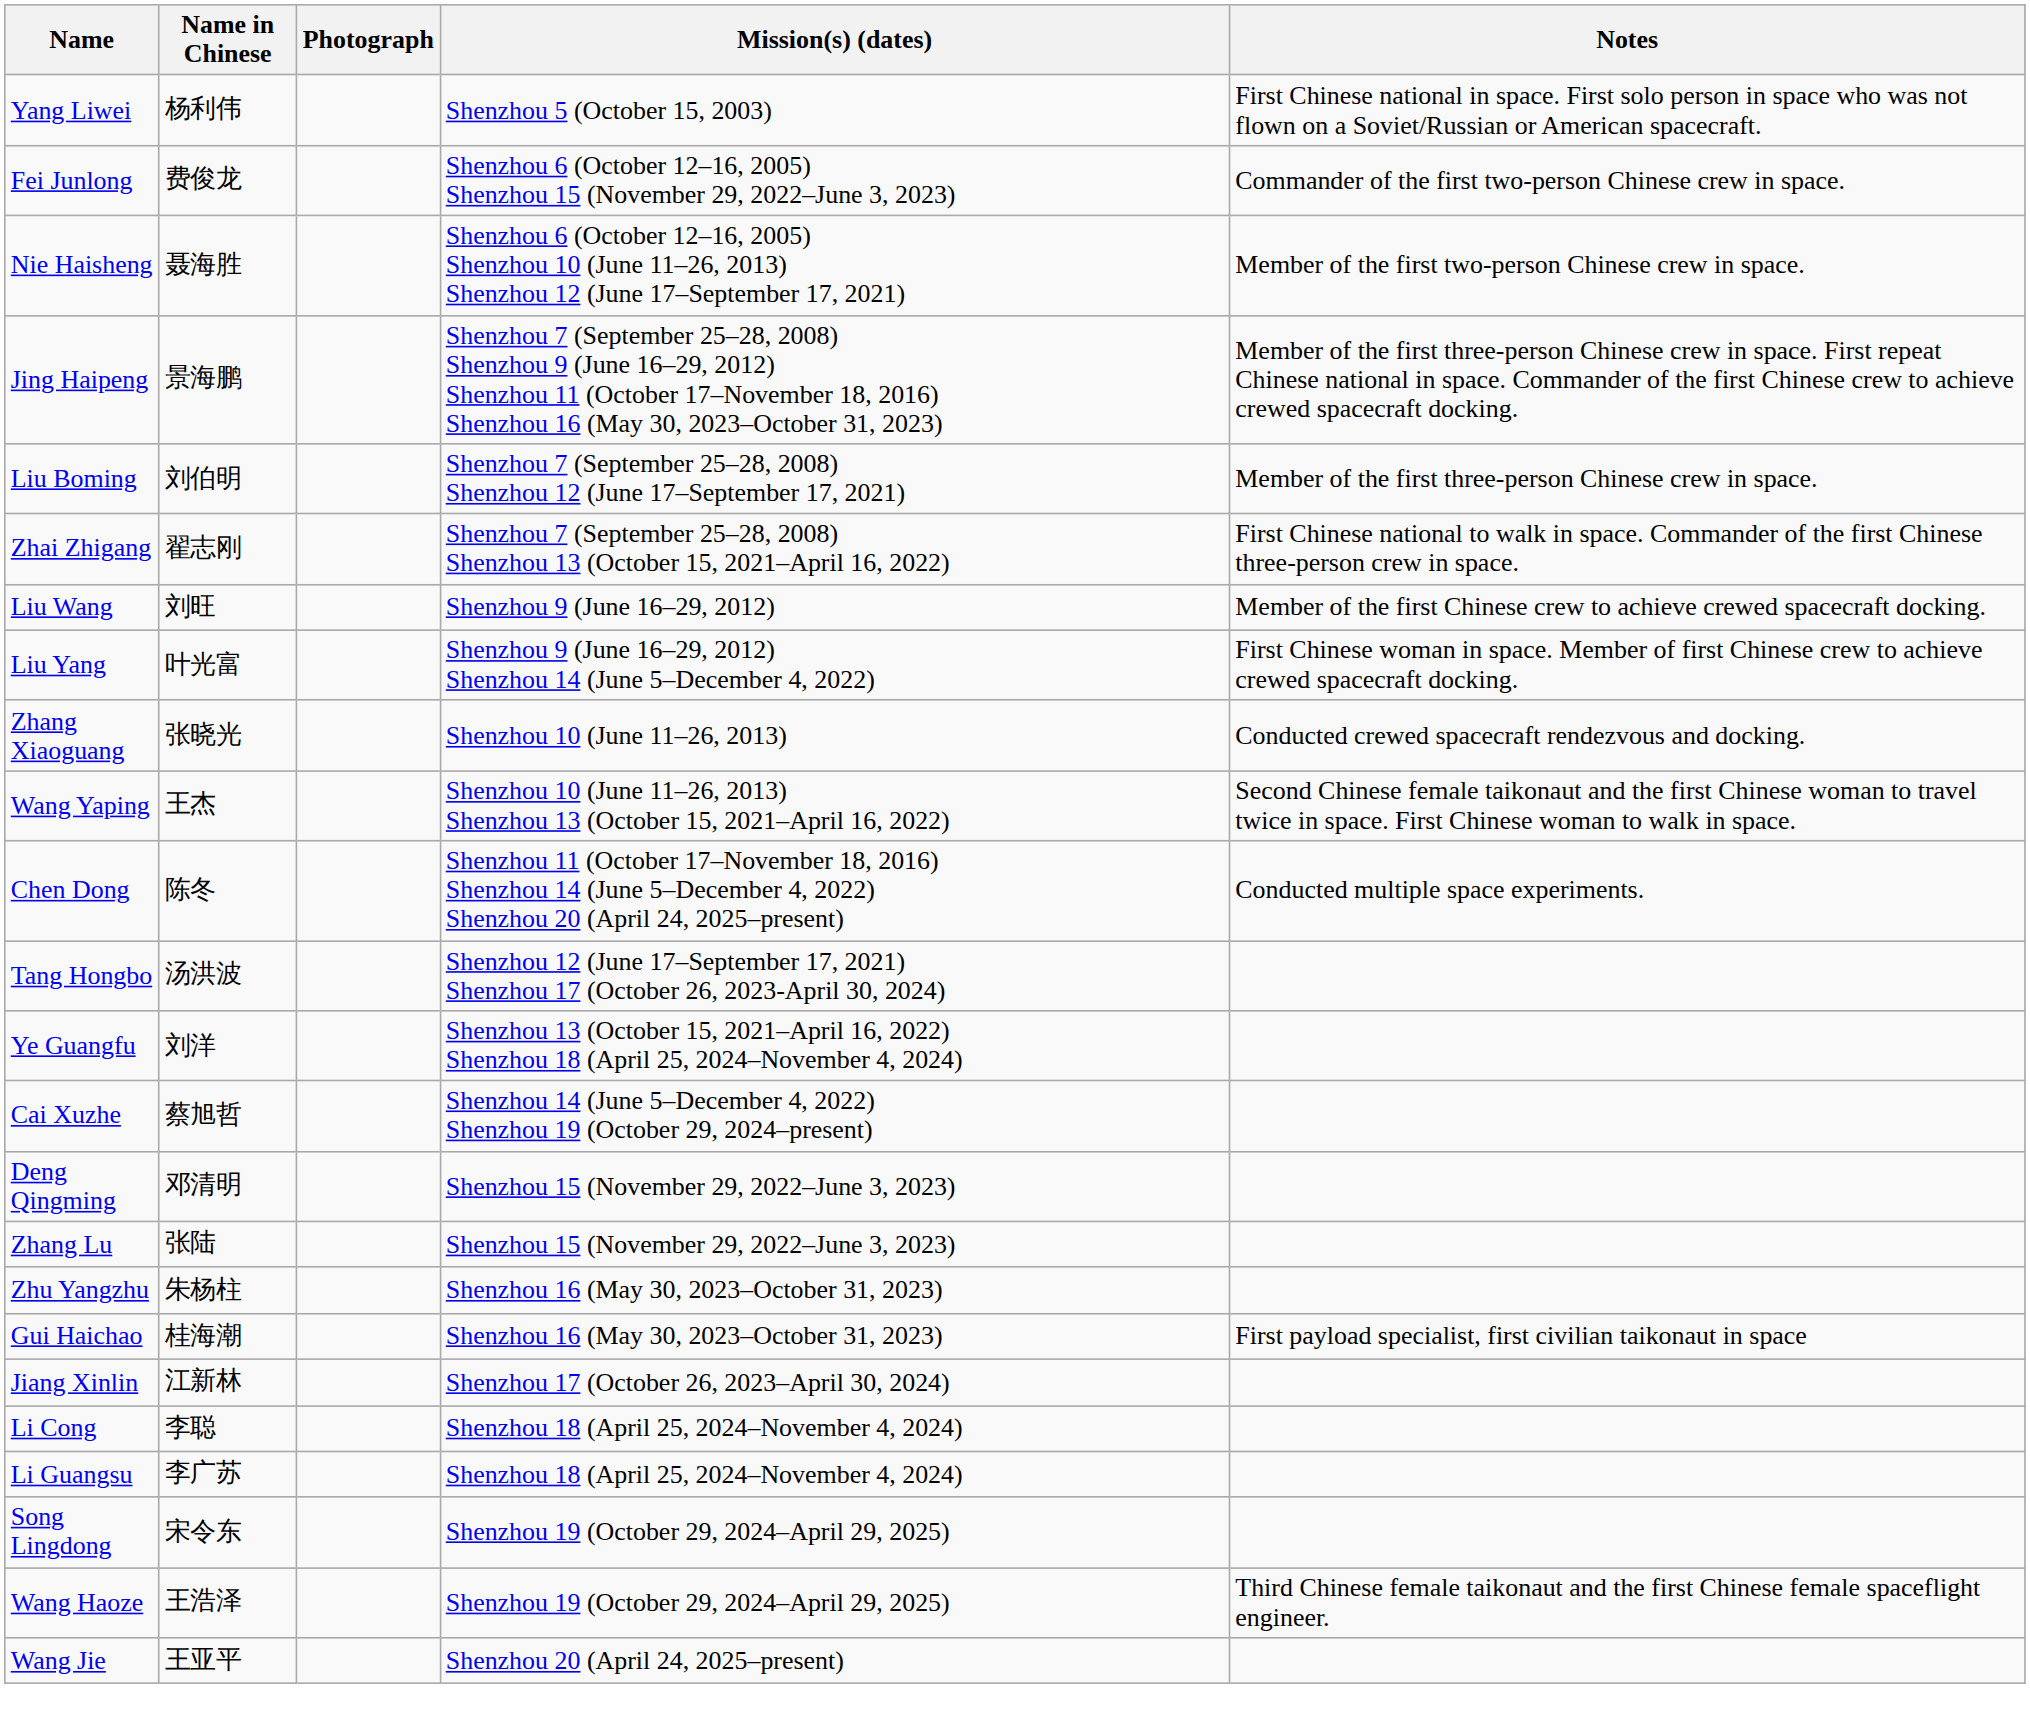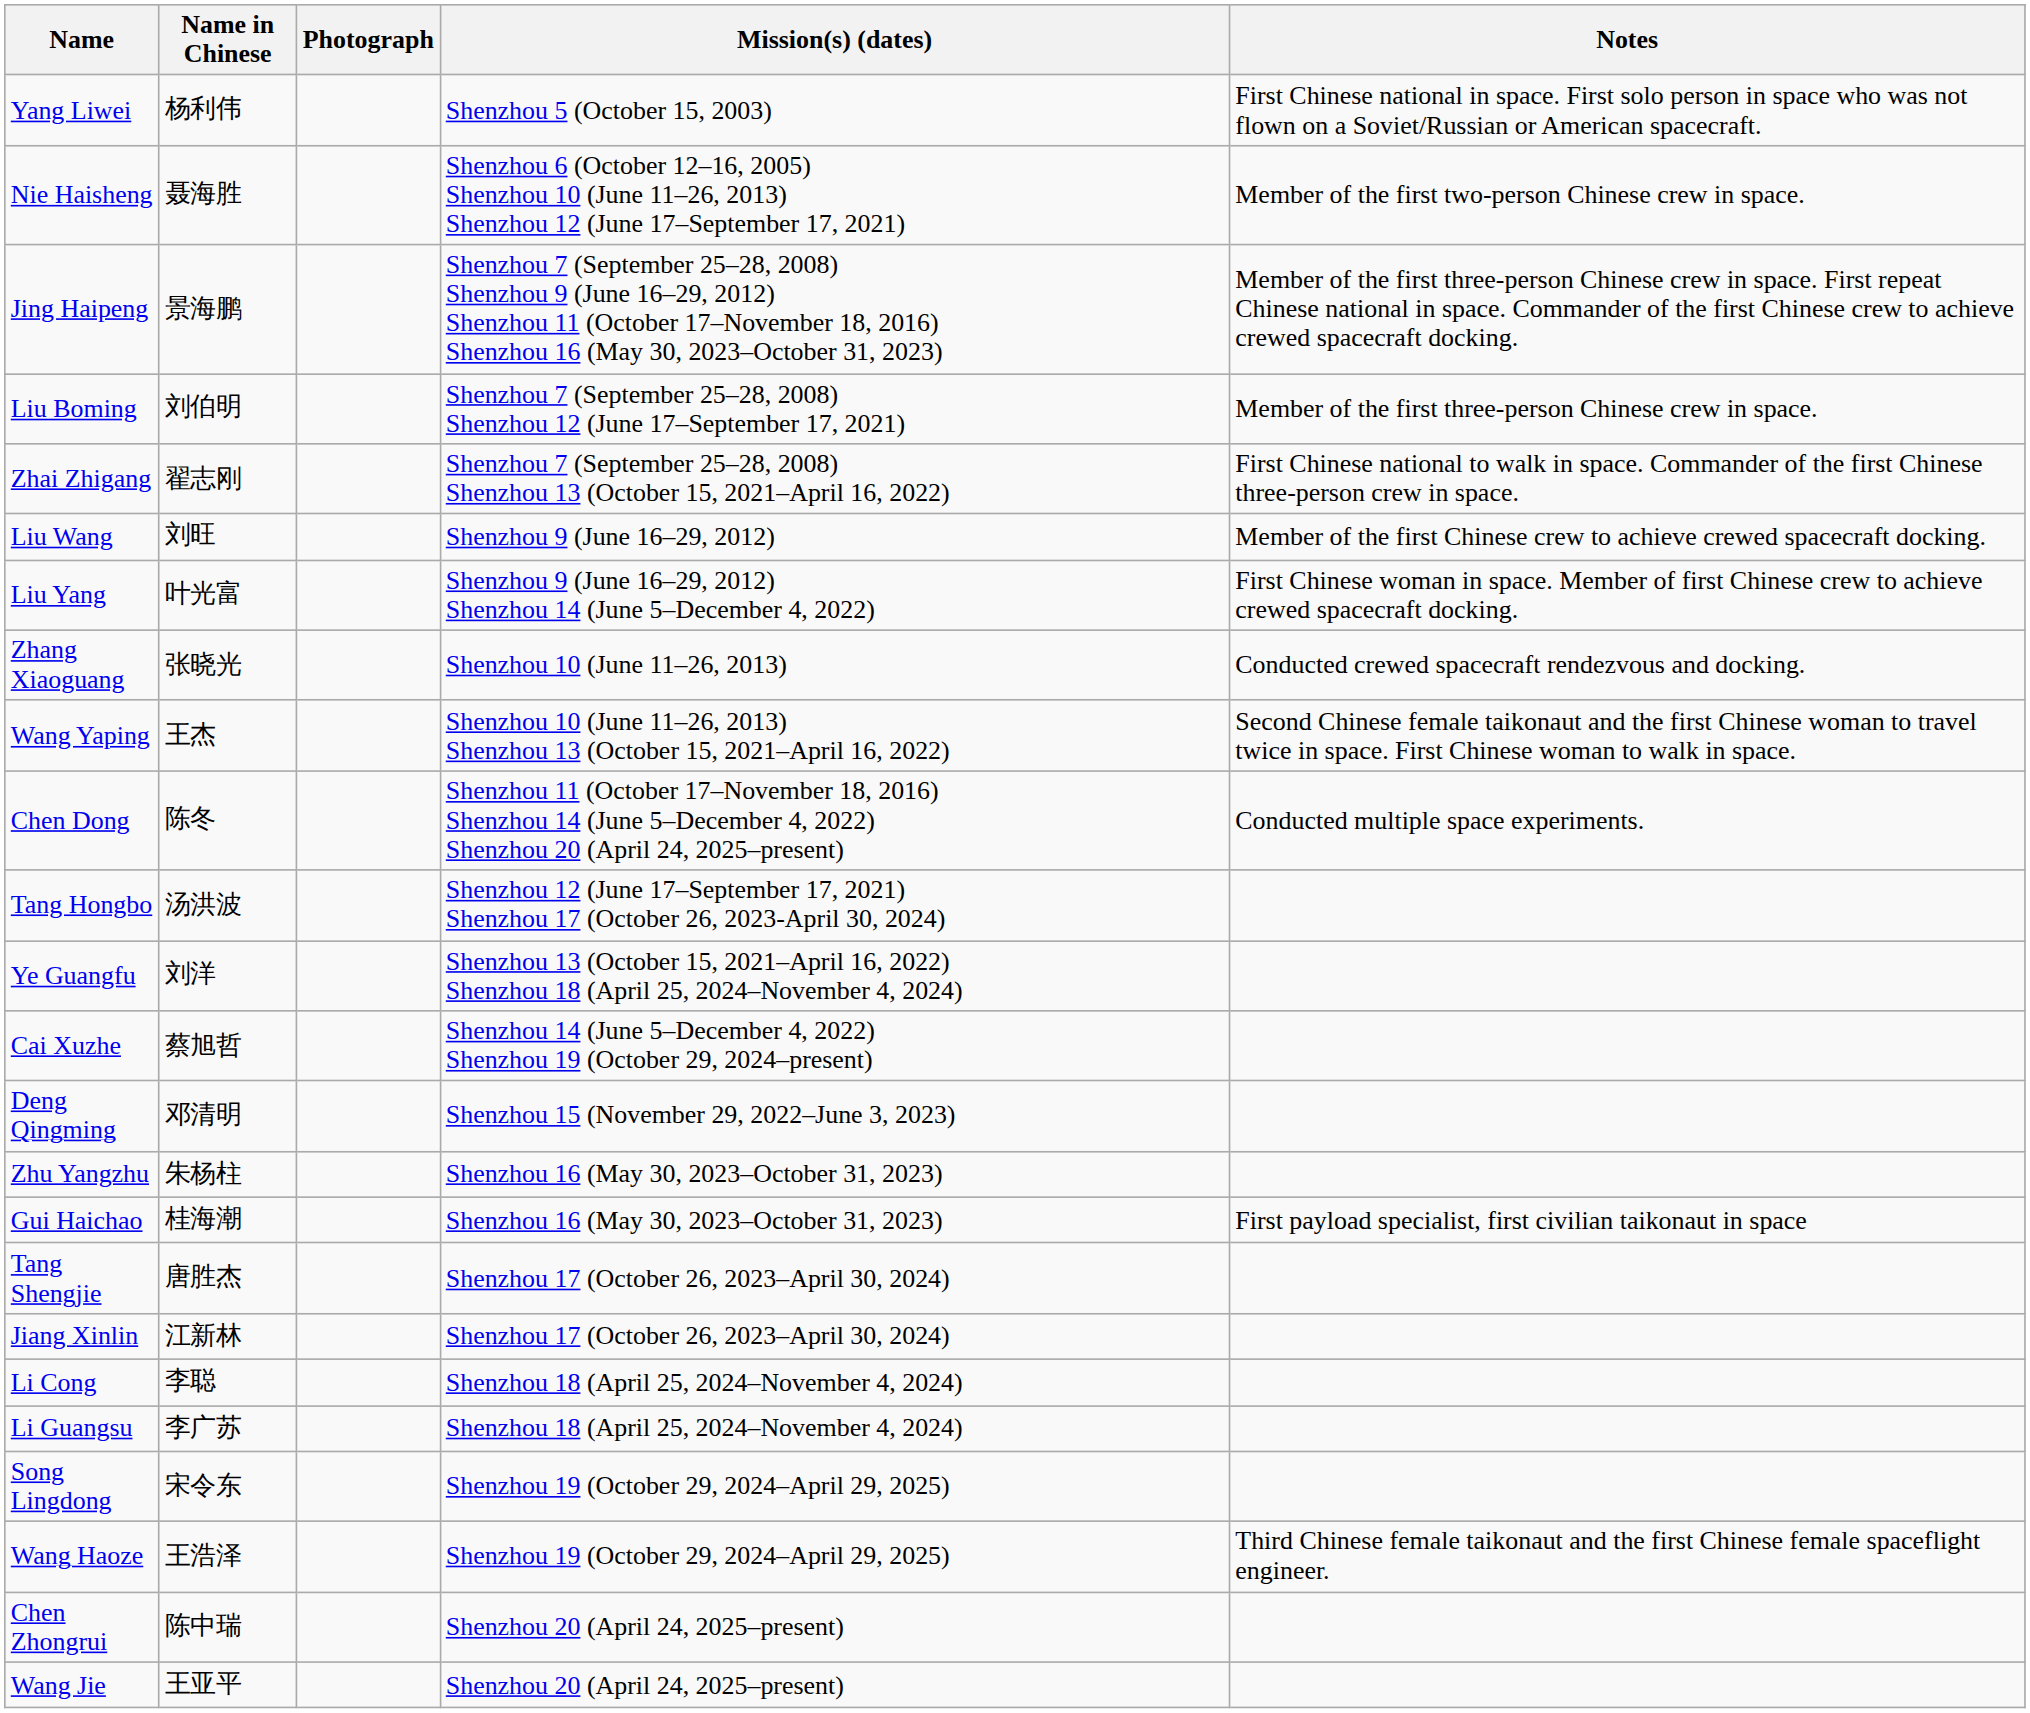- row: (72, 180)
- row: (62, 1244)
+ row: (56, 1277)
+ row: (59, 1626)
